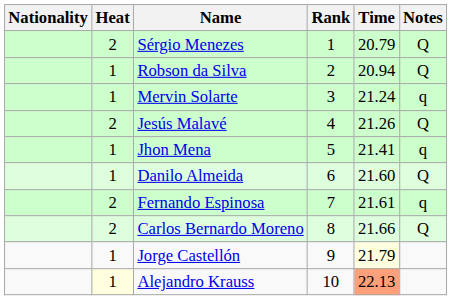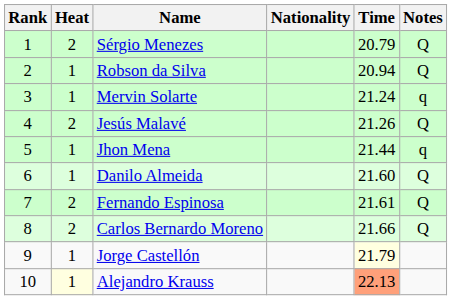columns swapped: (331, 17) <-> (48, 17)
(377, 149) 21.41 -> (377, 149) 21.44
(423, 202) q -> (423, 202) Q
